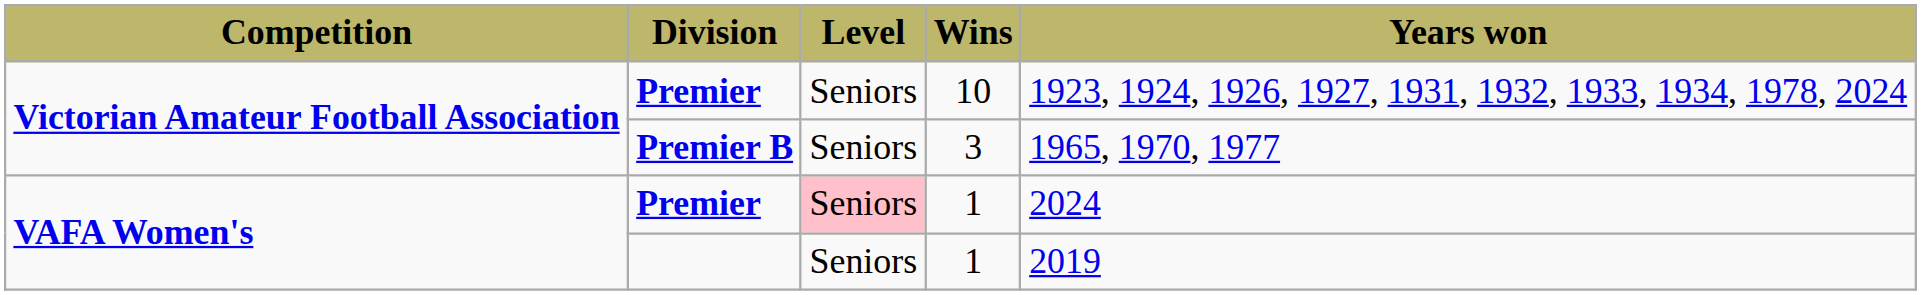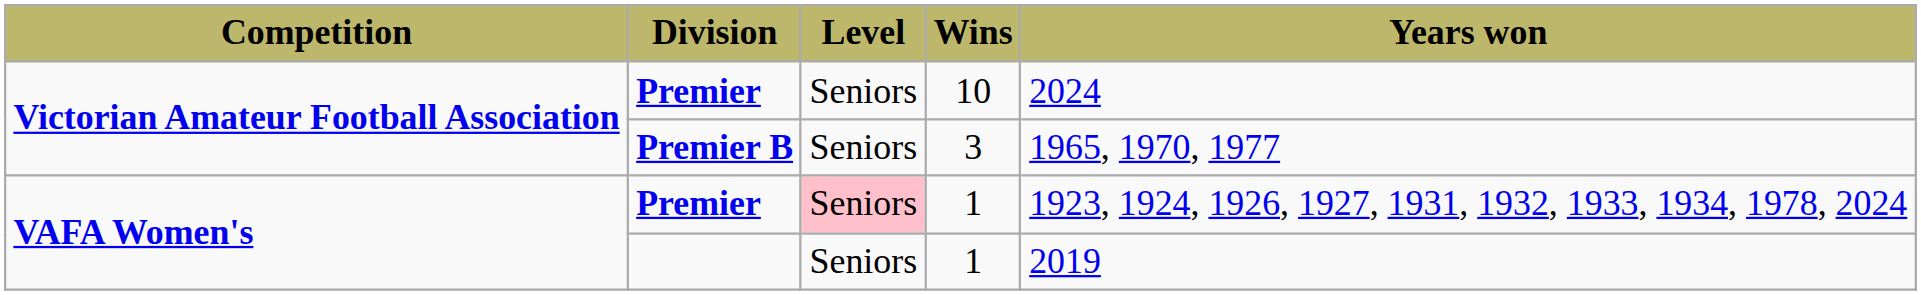(1468, 89) 1923, 1924, 1926, 1927, 1931, 1932, 1933, 1934, 1978, 2024 -> (1065, 89) 2024
(1065, 203) 2024 -> (1468, 203) 1923, 1924, 1926, 1927, 1931, 1932, 1933, 1934, 1978, 2024
